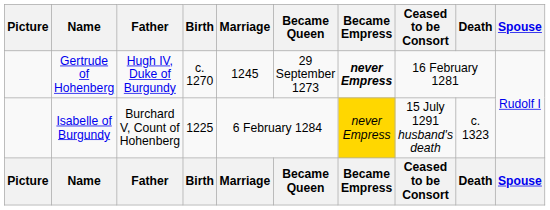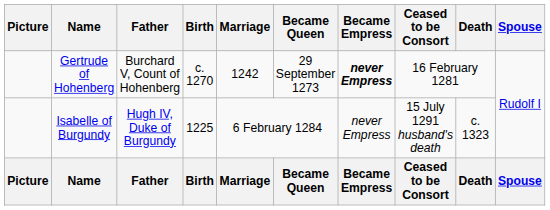(150, 74) Hugh IV, Duke of Burgundy -> (150, 74) Burchard V, Count of Hohenberg
(245, 74) 1245 -> (245, 74) 1242
(150, 127) Burchard V, Count of Hohenberg -> (150, 127) Hugh IV, Duke of Burgundy
(367, 127) gold background -> (367, 127) no background
